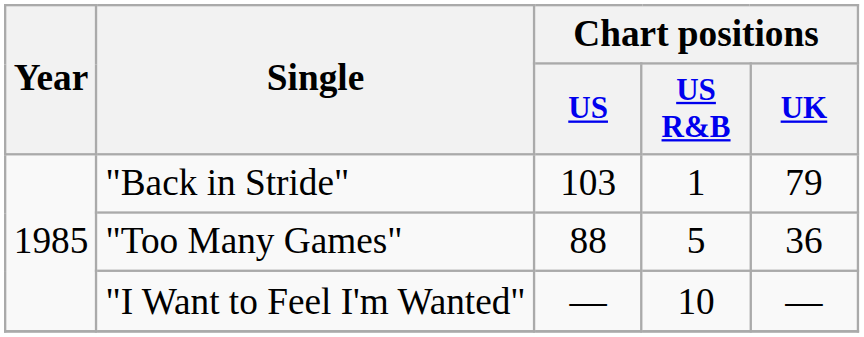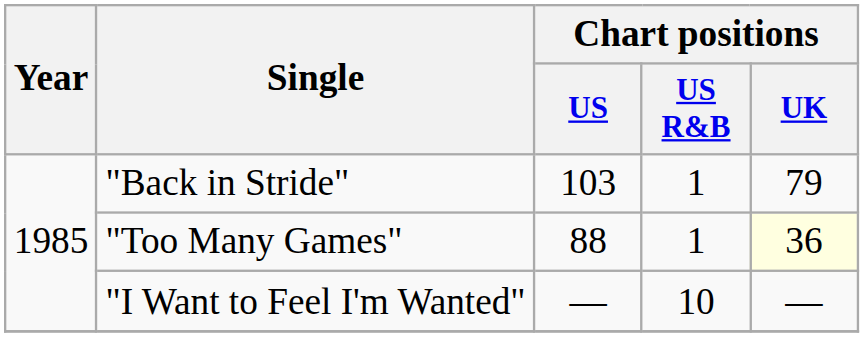(696, 241) 5 -> (696, 241) 1
(804, 241) no background -> (804, 241) lightyellow background
